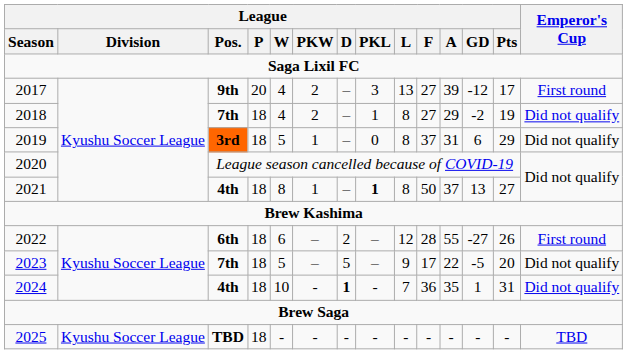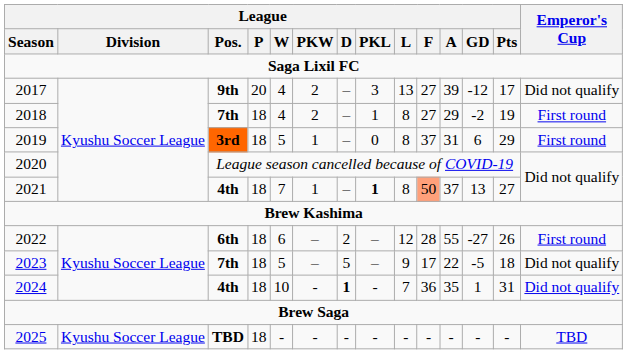(572, 90) First round -> (572, 90) Did not qualify
(572, 115) Did not qualify -> (572, 115) First round
(572, 139) Did not qualify -> (572, 139) First round
(282, 189) 8 -> (282, 189) 7
(429, 189) no background -> (429, 189) lightsalmon background
(507, 262) 20 -> (507, 262) 18
